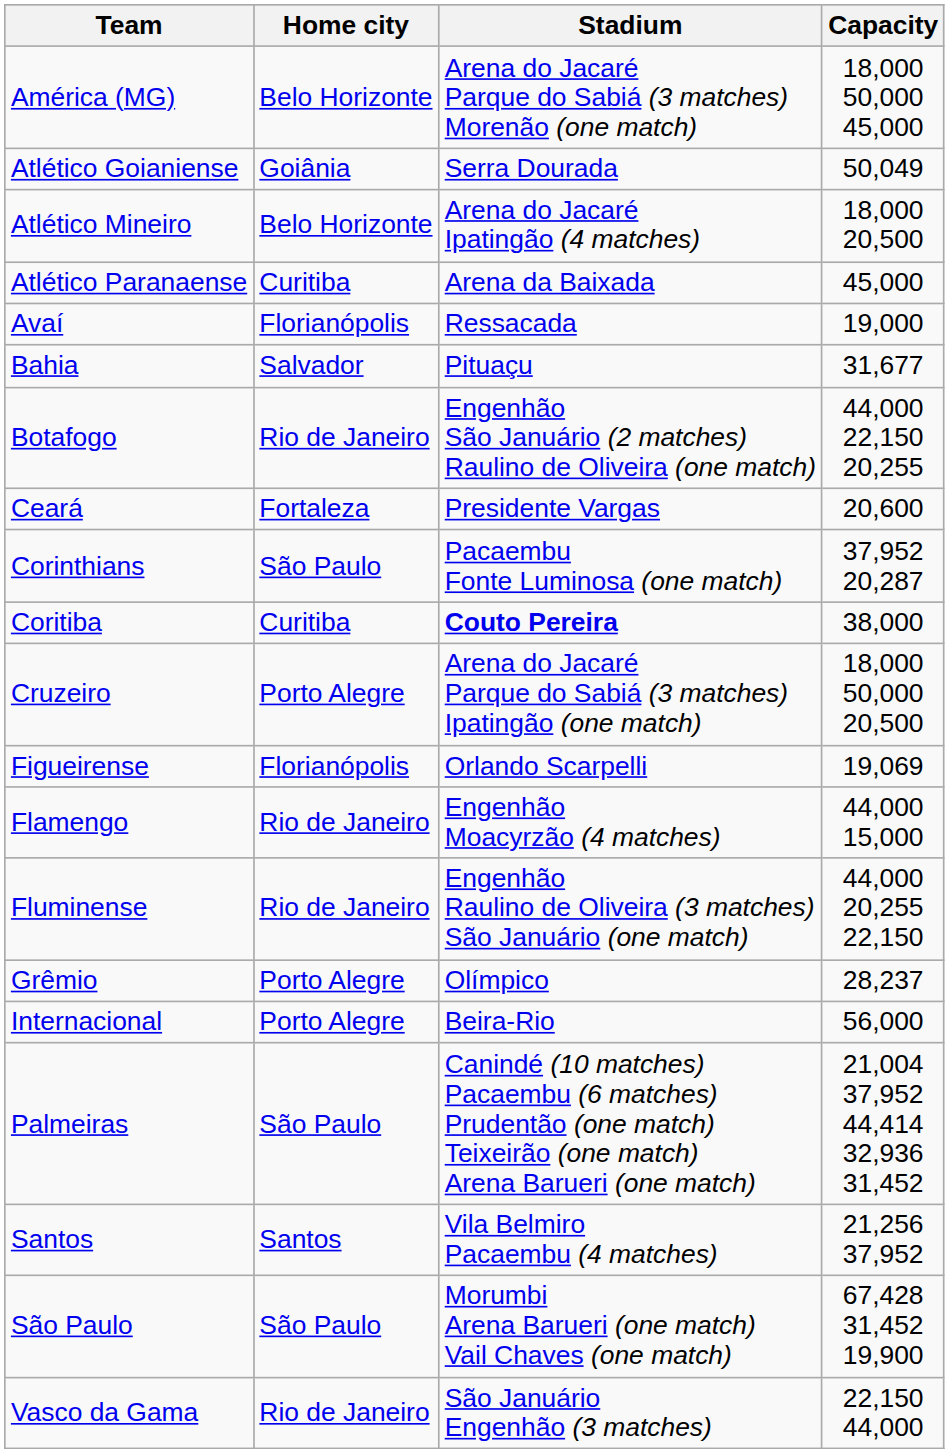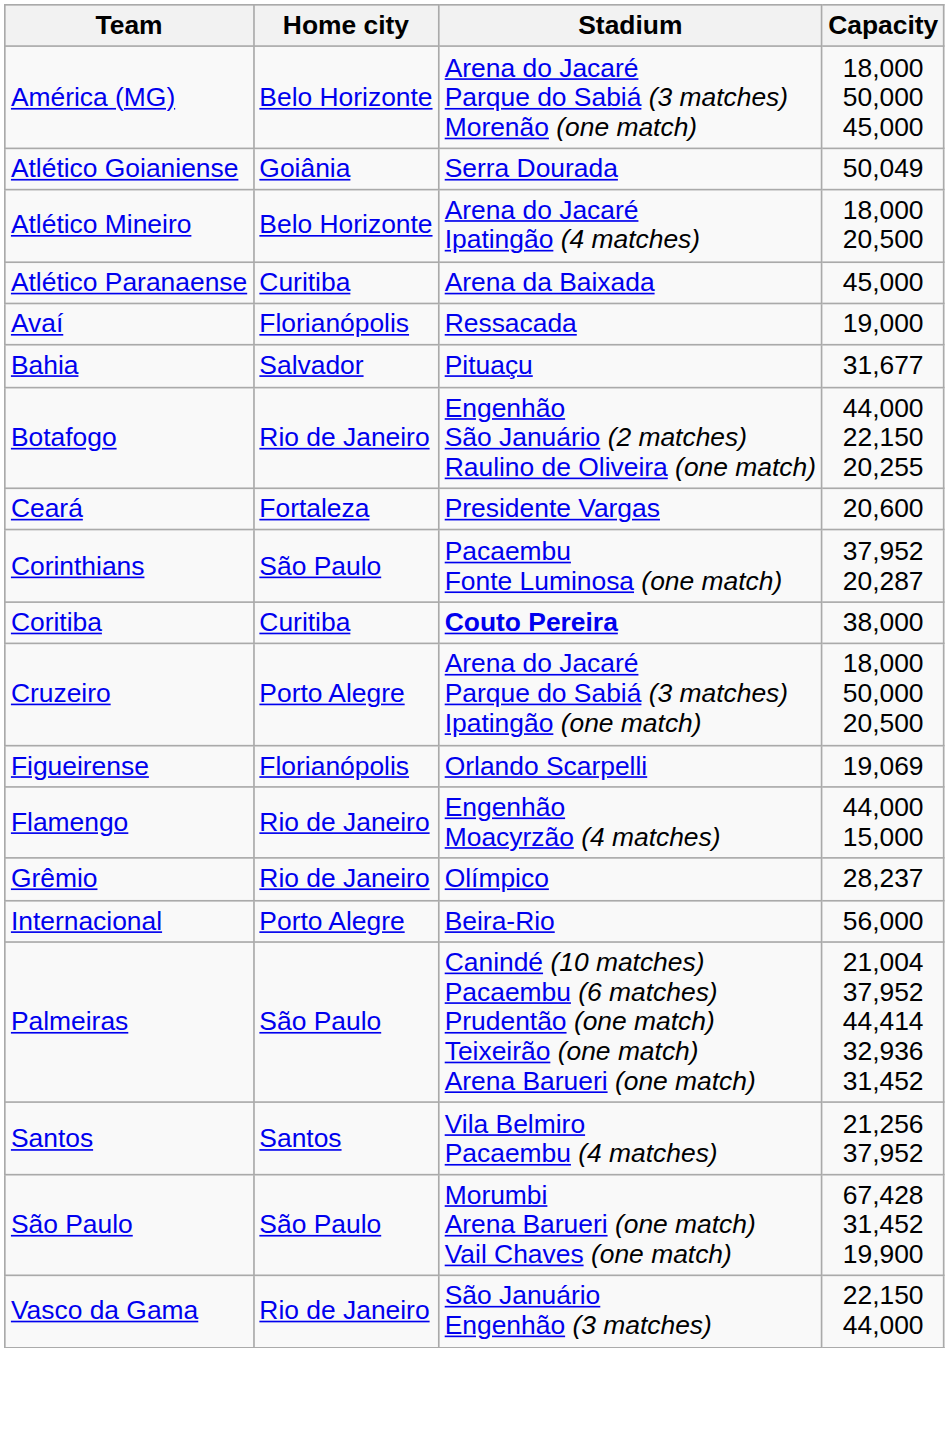- row: (79, 908)
(332, 980) Porto Alegre -> (344, 878) Rio de Janeiro
